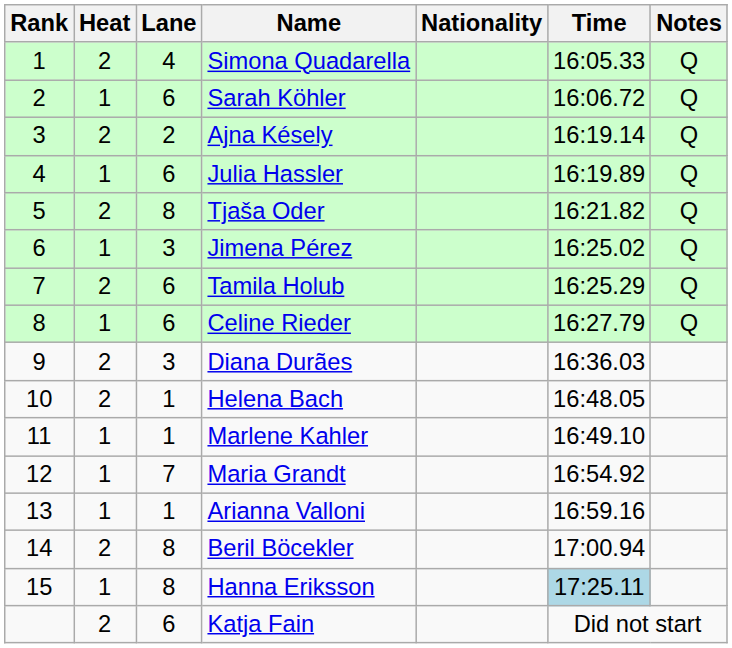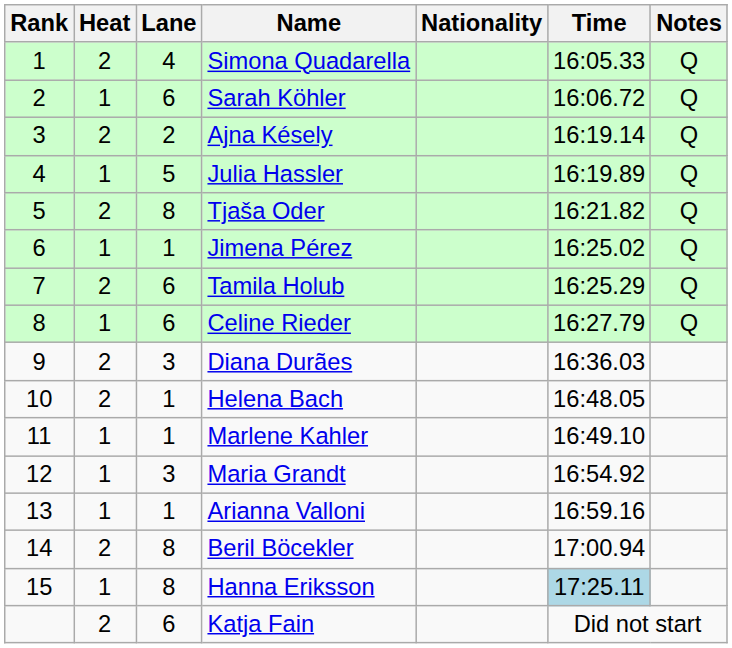(169, 173) 6 -> (169, 173) 5
(169, 248) 3 -> (169, 248) 1
(169, 473) 7 -> (169, 473) 3
